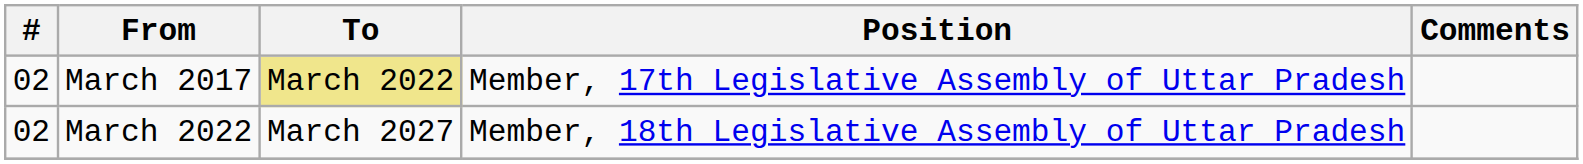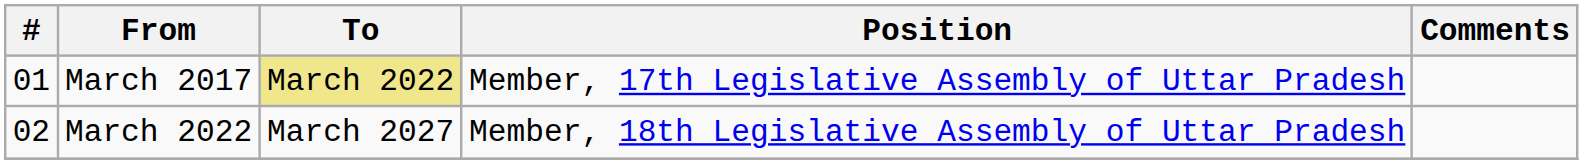(31, 81) 02 -> (31, 81) 01
